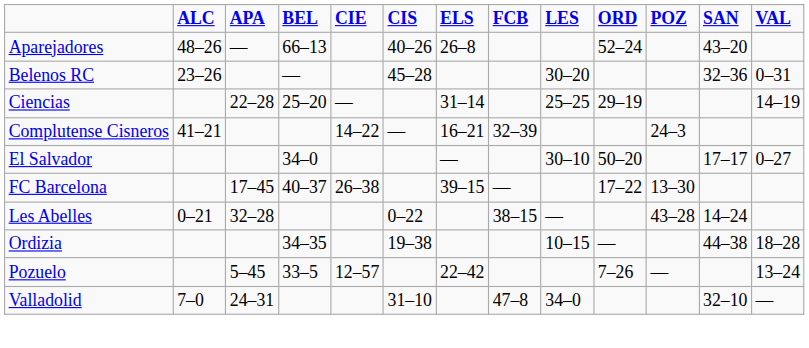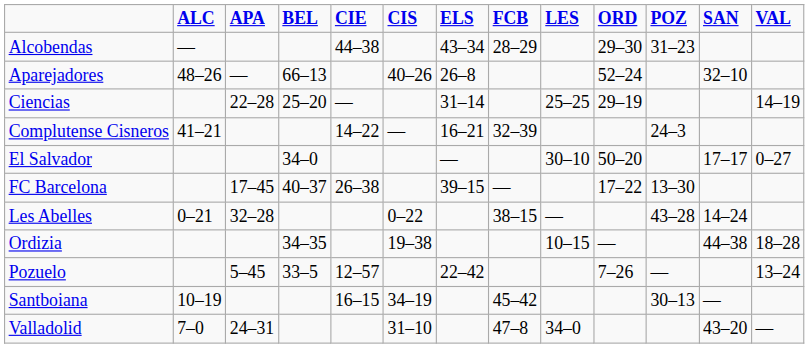+ row: (51, 46)
(725, 46) 43–20 -> (725, 74) 32–10
- row: (51, 74)
+ row: (48, 300)
(725, 300) 32–10 -> (725, 328) 43–20
